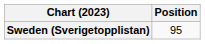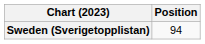(176, 30) 95 -> (176, 30) 94
